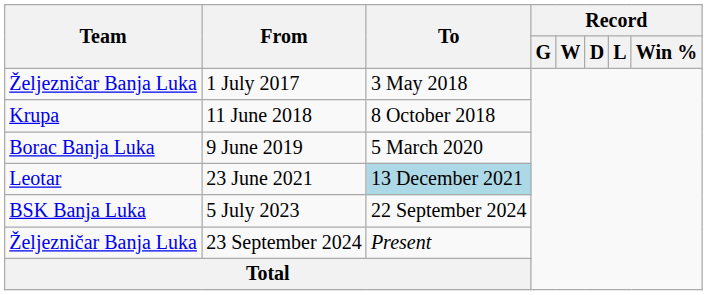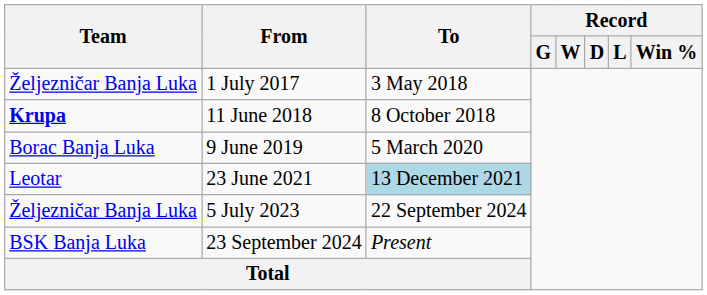(34, 115) normal -> (38, 115) bold
(78, 210) BSK Banja Luka -> (103, 210) Željezničar Banja Luka
(103, 242) Željezničar Banja Luka -> (78, 242) BSK Banja Luka
